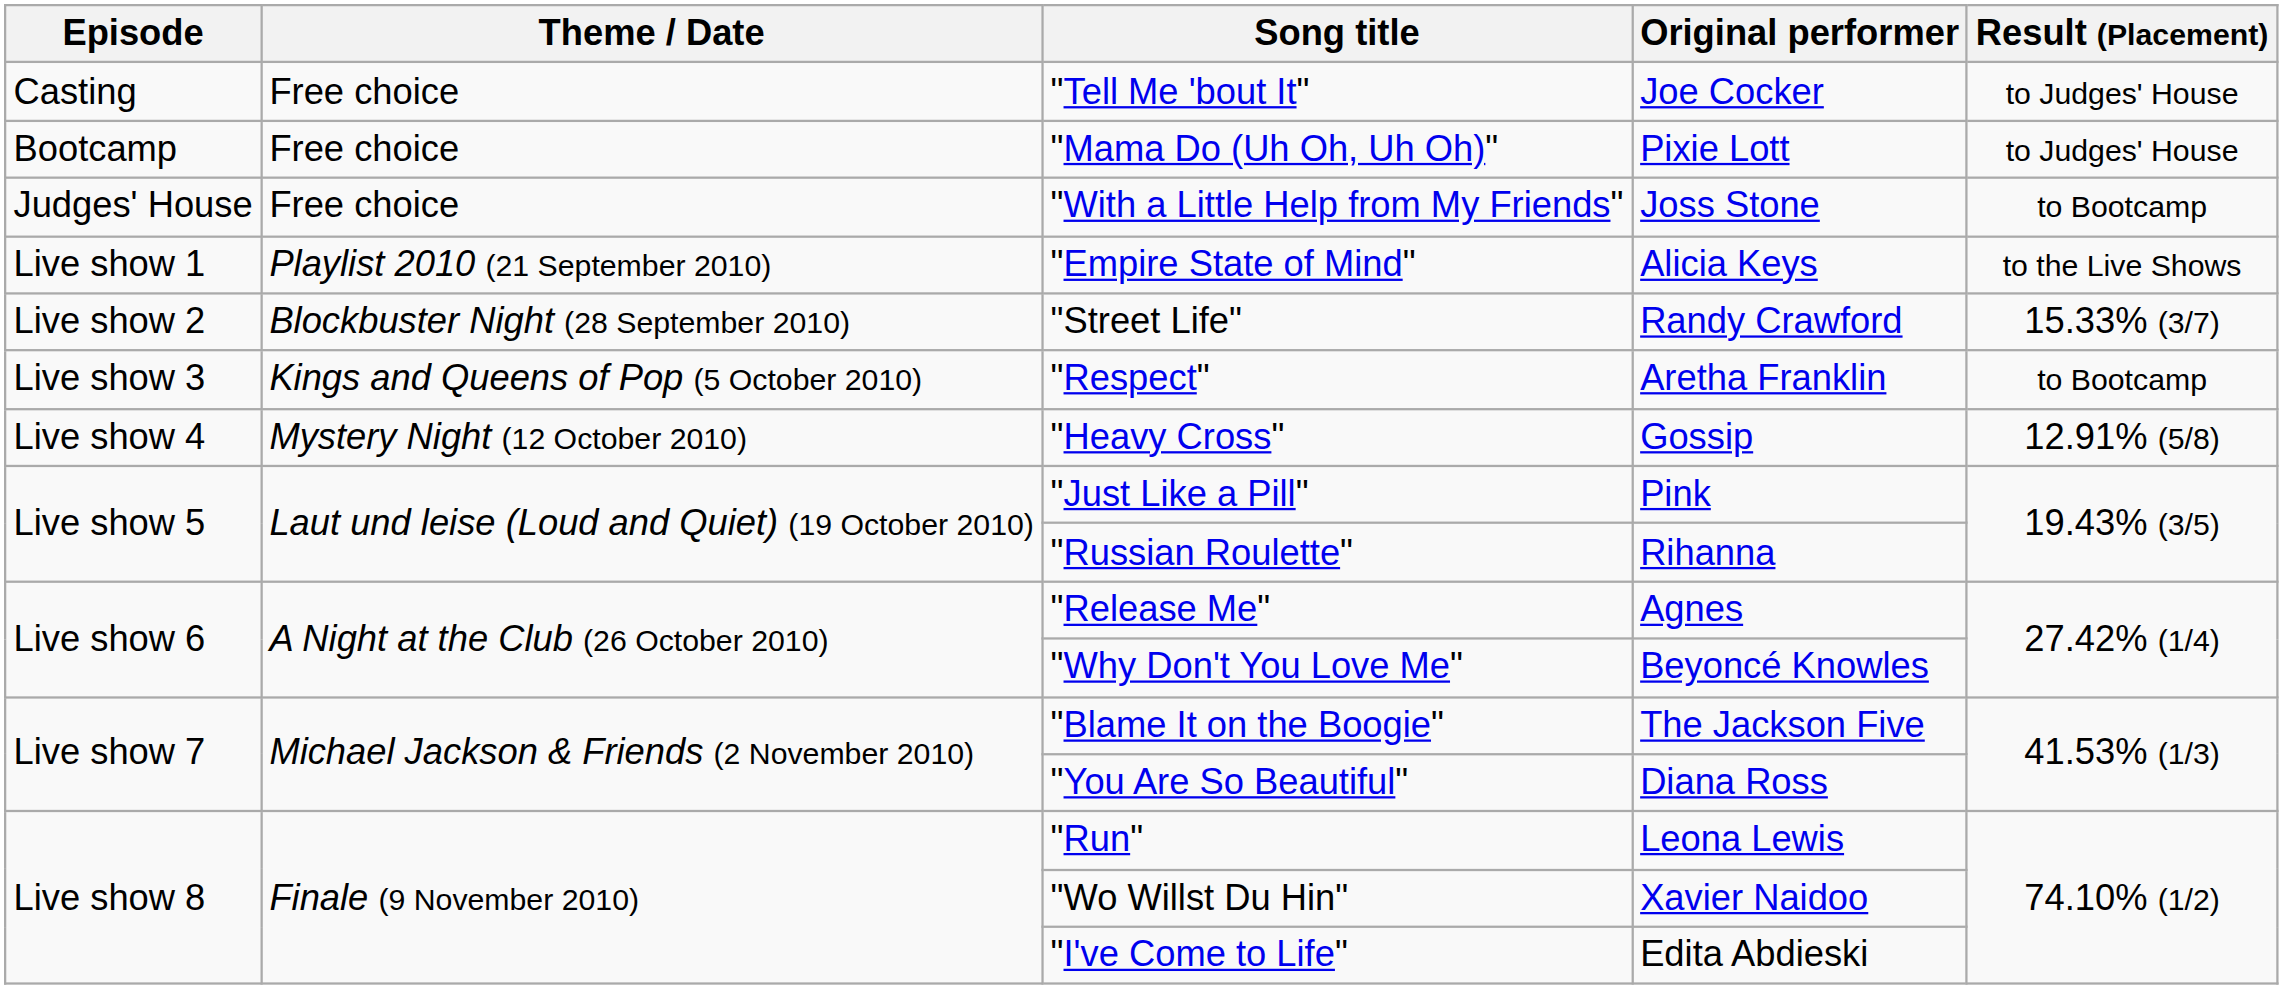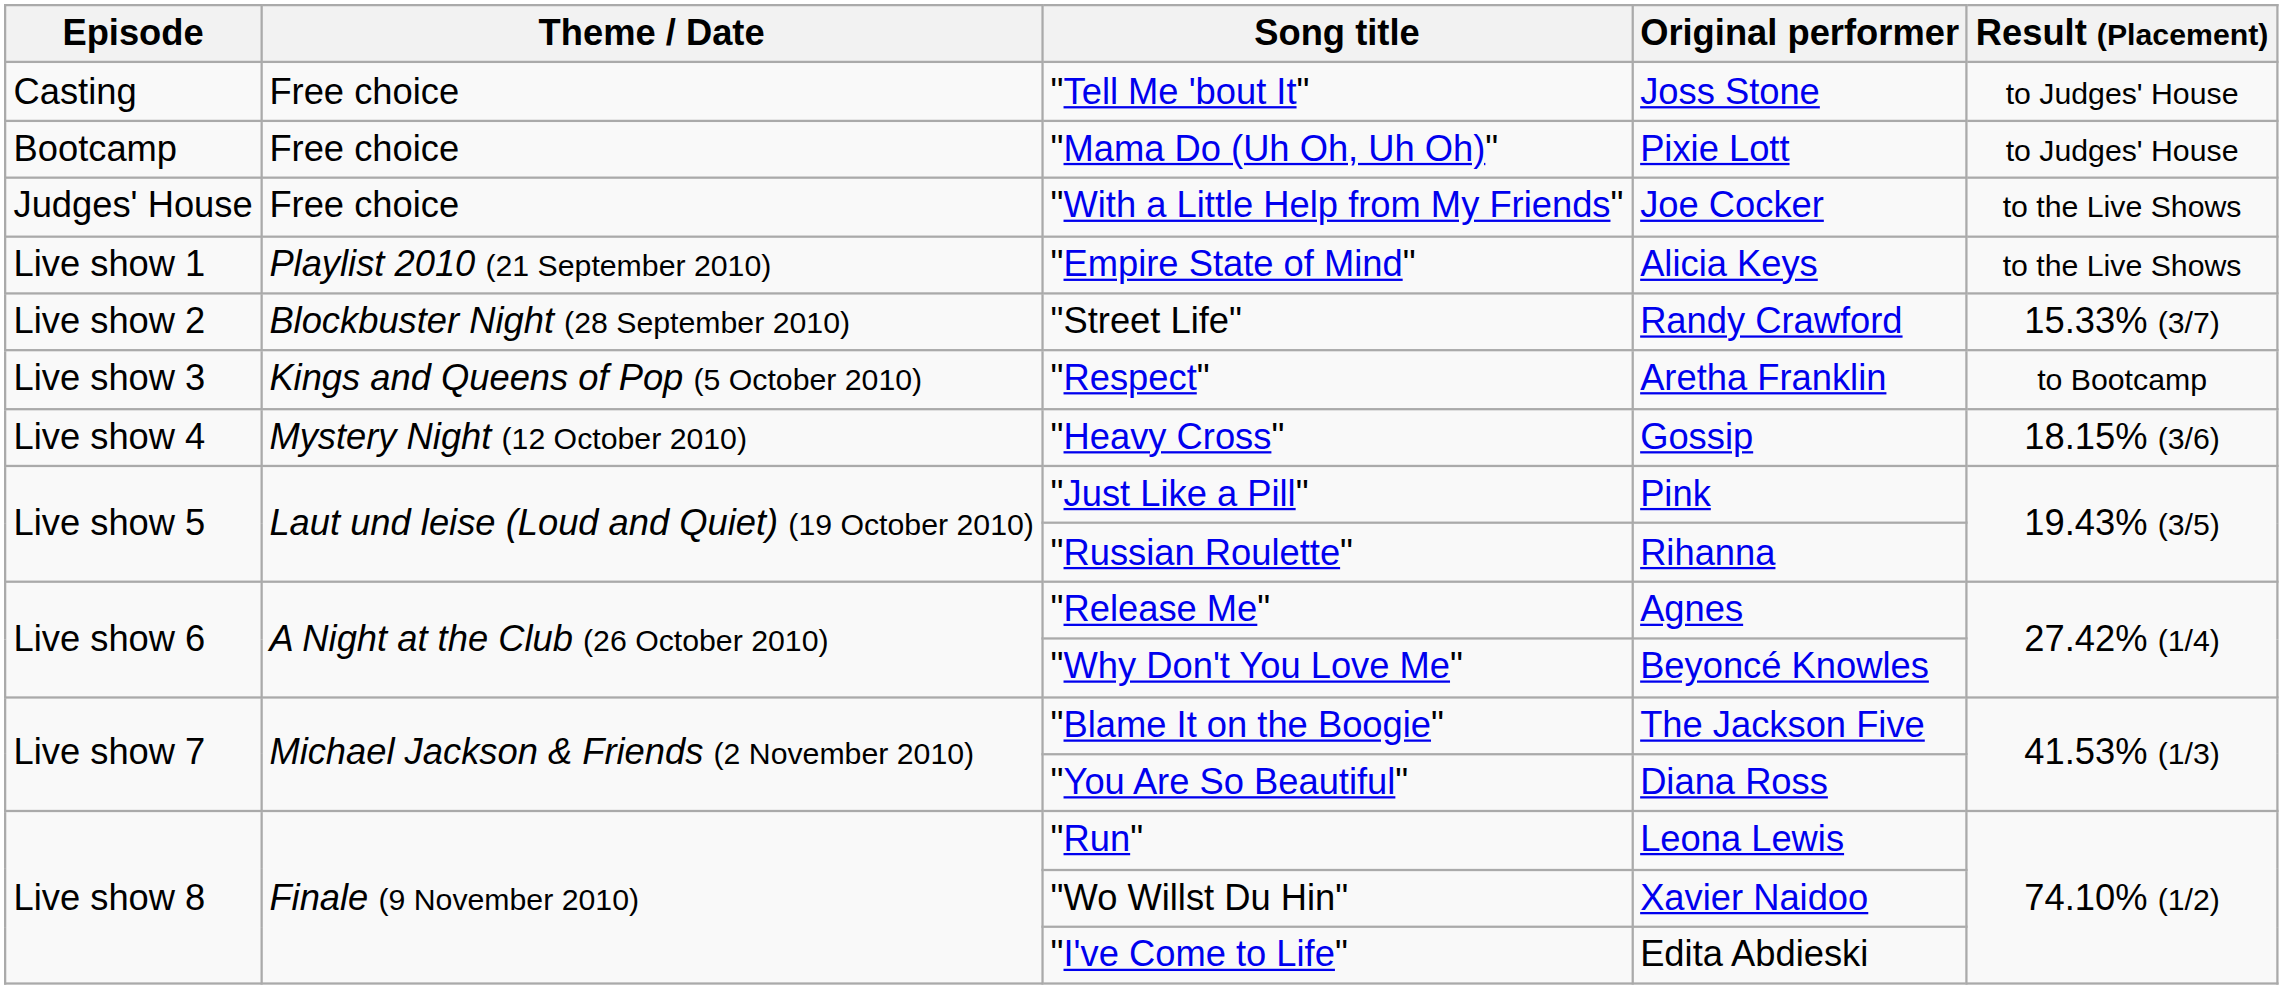(1732, 90) Joe Cocker -> (1730, 90) Joss Stone
(1730, 206) Joss Stone -> (1732, 206) Joe Cocker
(2122, 208) to Bootcamp -> (2122, 208) to the Live Shows
(2122, 436) 12.91% (5/8) -> (2122, 436) 18.15% (3/6)
